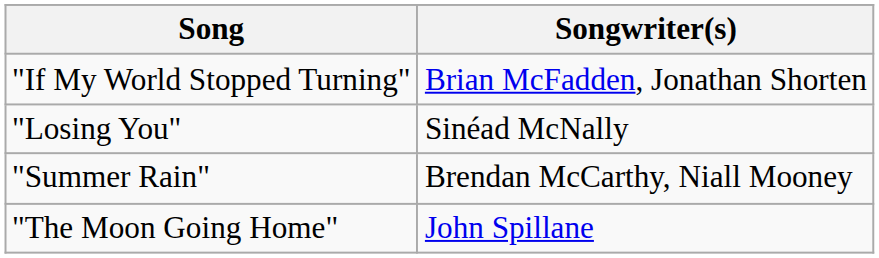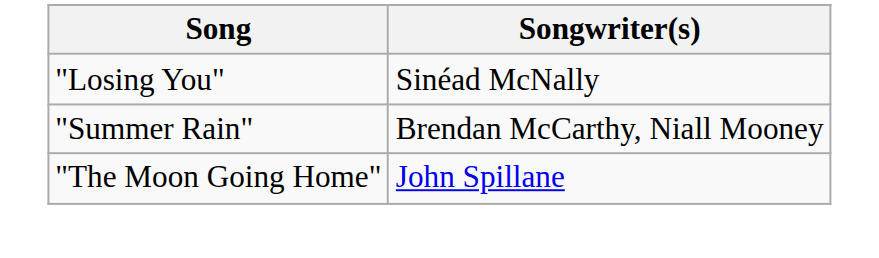- row: (211, 78)
